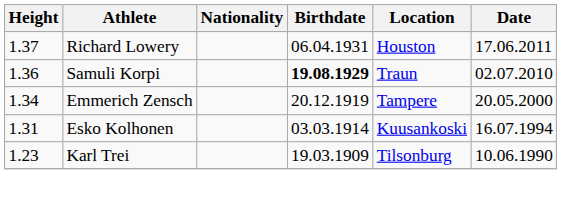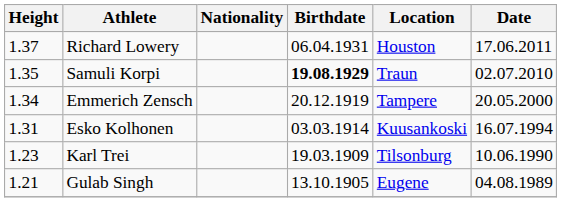(24, 73) 1.36 -> (24, 73) 1.35
+ row: (110, 182)
